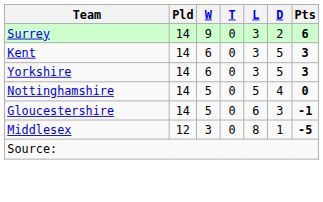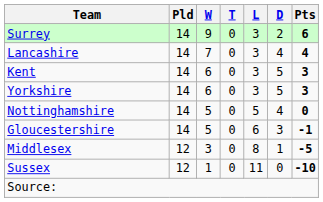+ row: (43, 53)
+ row: (29, 168)
